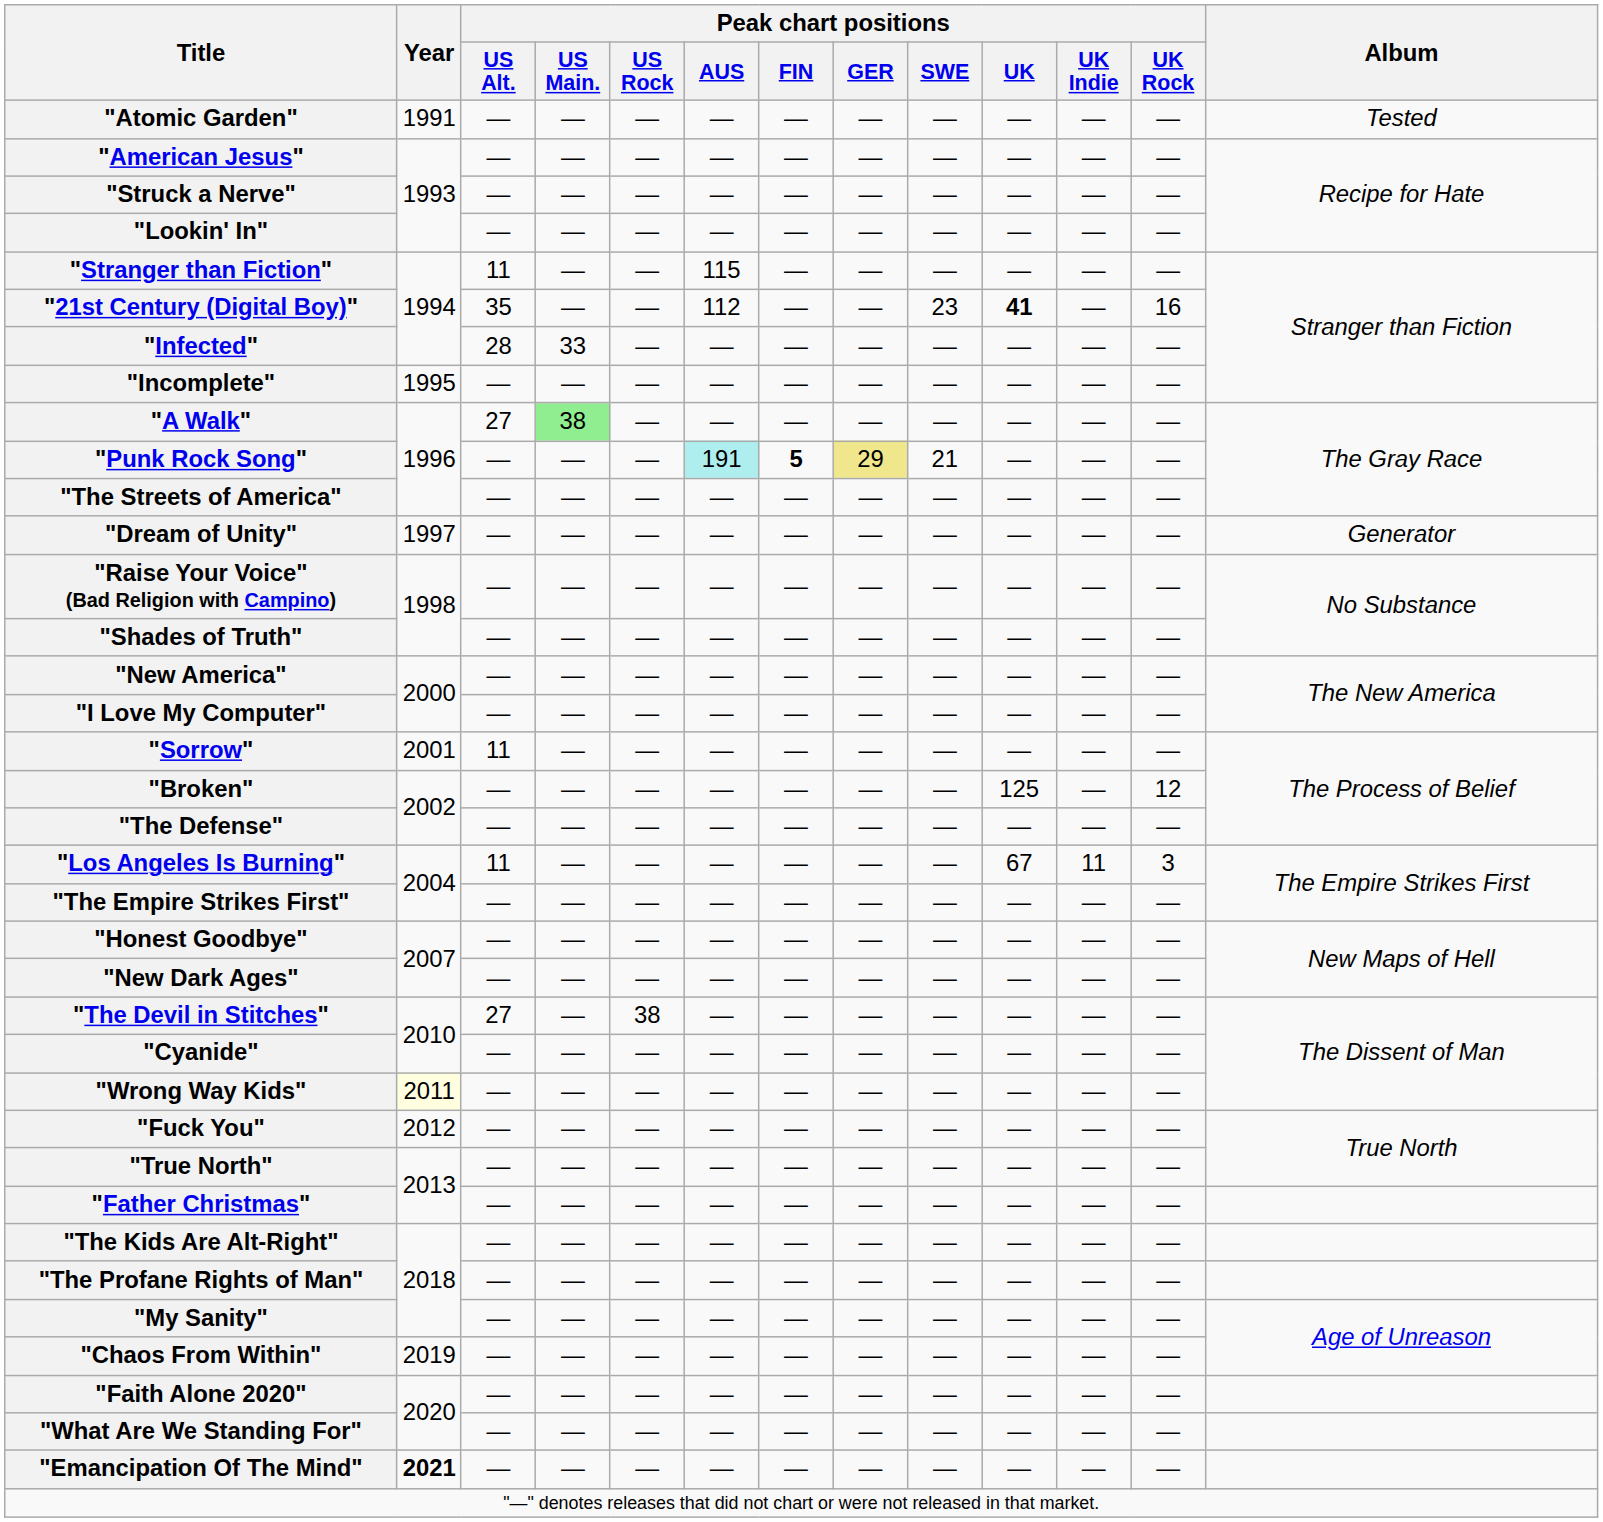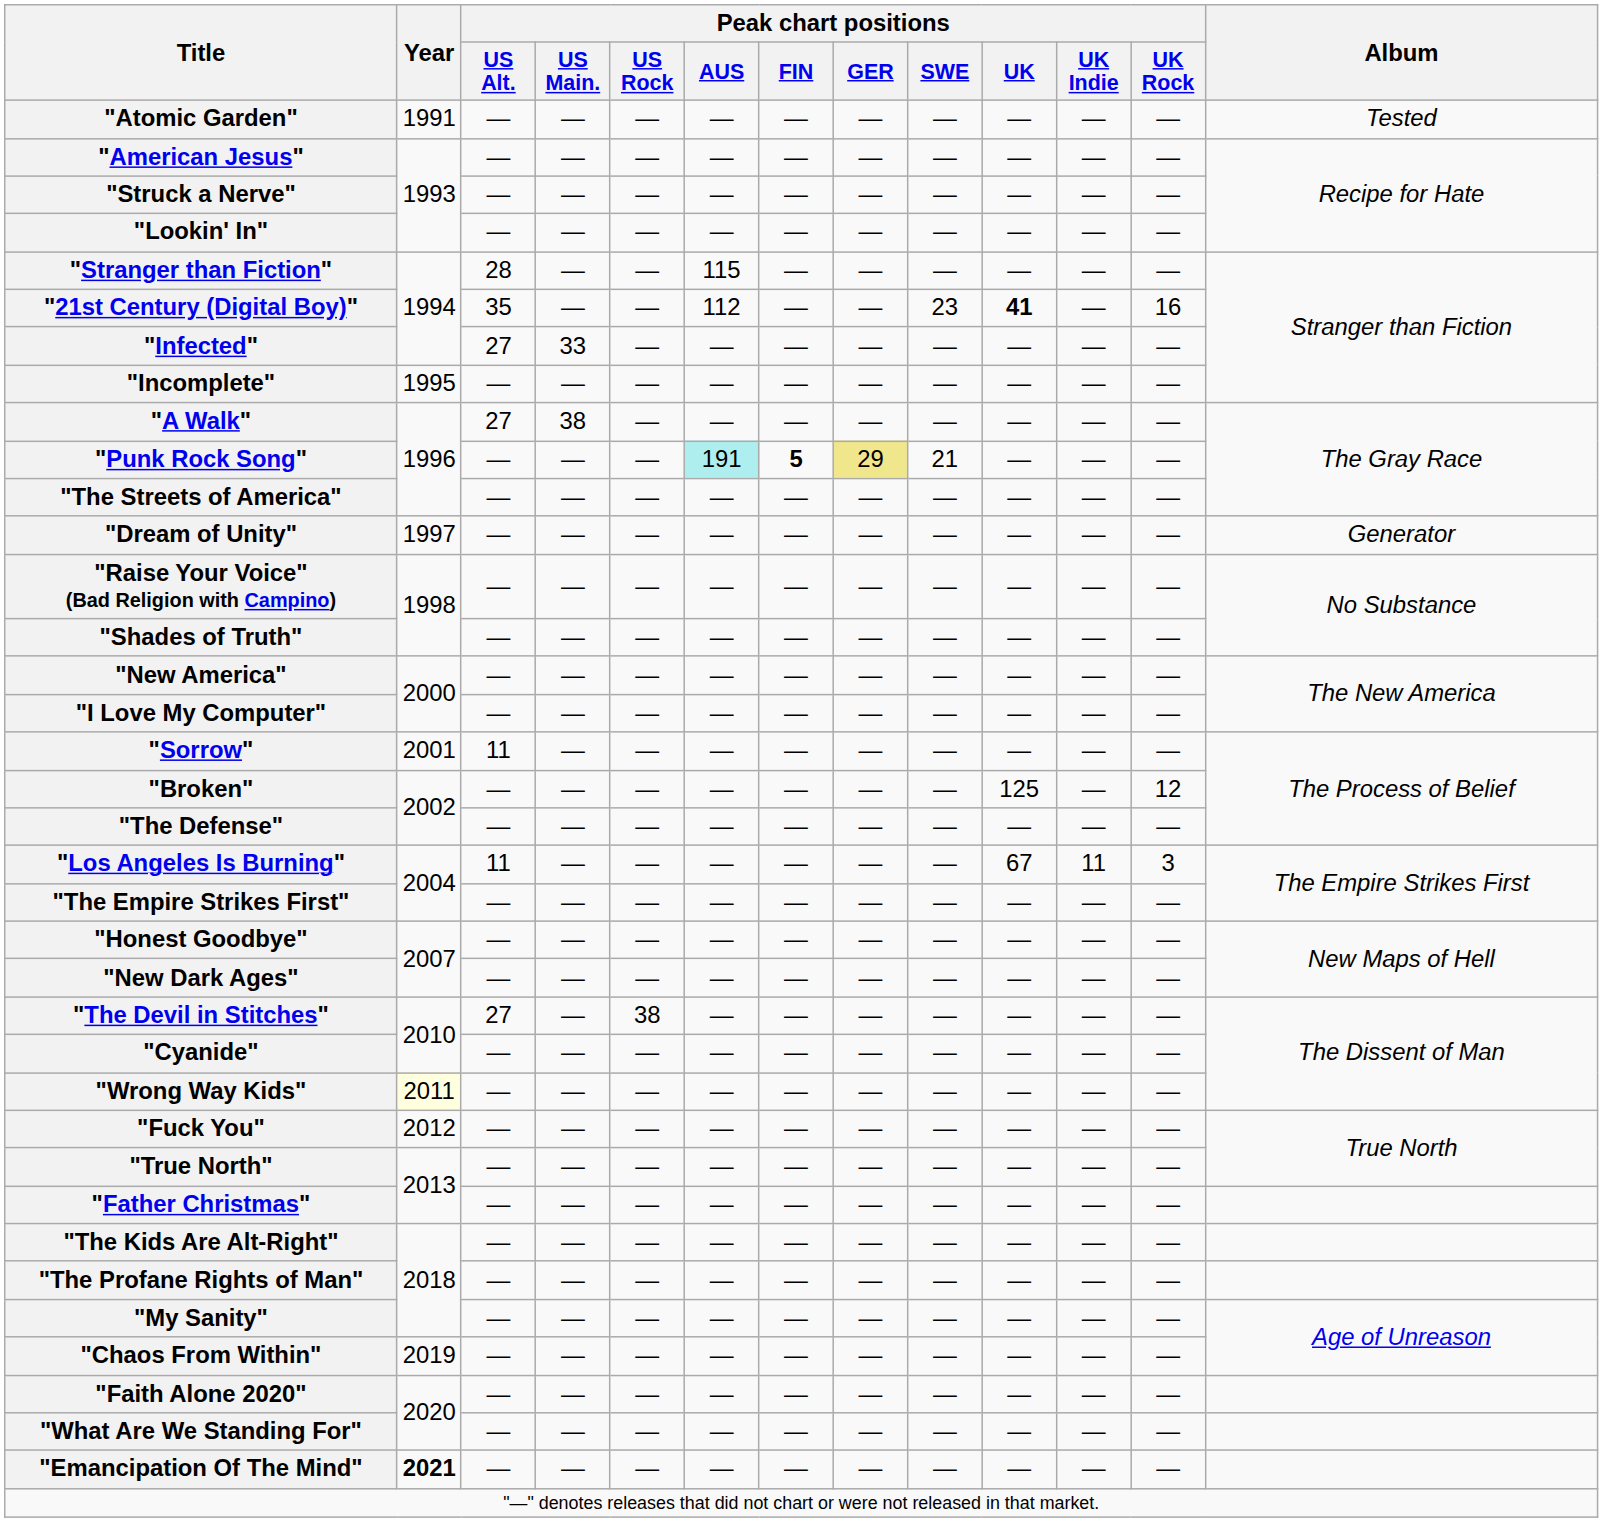(498, 270) 11 -> (498, 270) 28
(498, 345) 28 -> (498, 345) 27
(573, 421) lightgreen background -> (573, 421) no background
